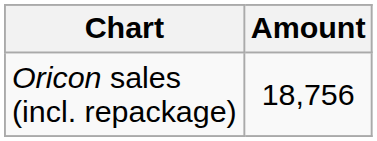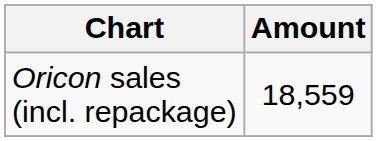(308, 93) 18,756 -> (308, 93) 18,559
